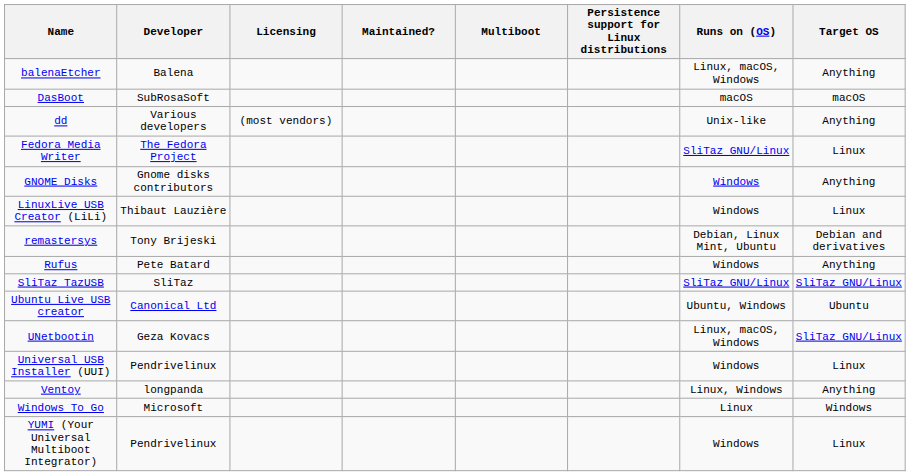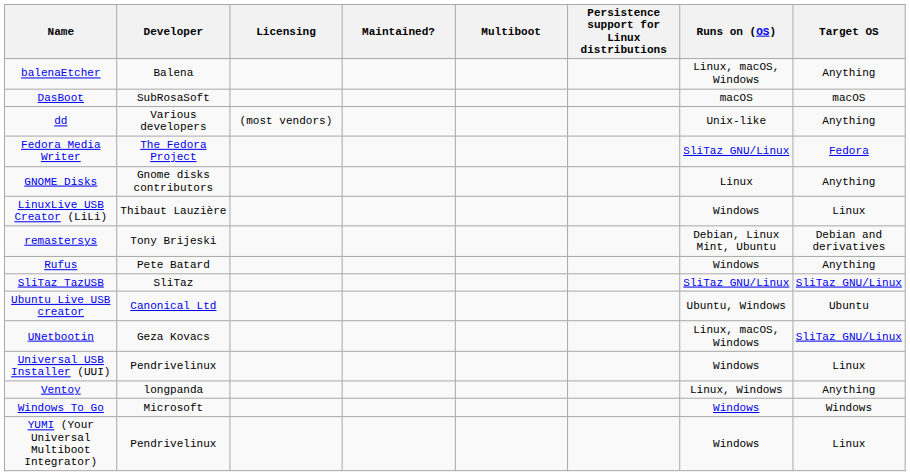(849, 151) Linux -> (849, 151) Fedora
(736, 181) Windows -> (736, 181) Linux
(736, 407) Linux -> (736, 407) Windows
